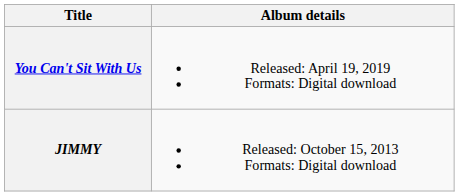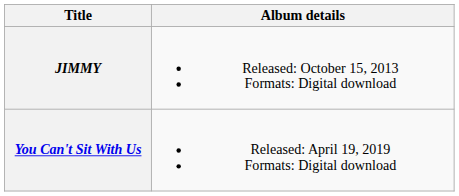rows swapped: (78, 150) <-> (78, 67)
